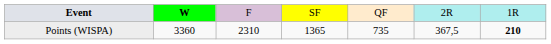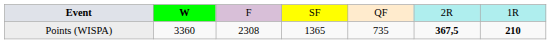(249, 30) 2310 -> (249, 30) 2308
(447, 30) normal -> (447, 30) bold
